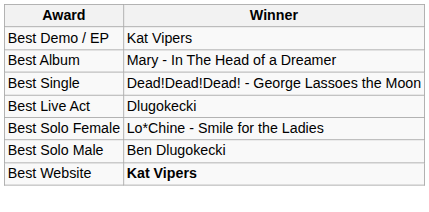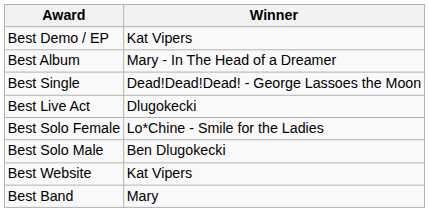(162, 173) bold -> (159, 173) normal
+ row: (41, 196)
